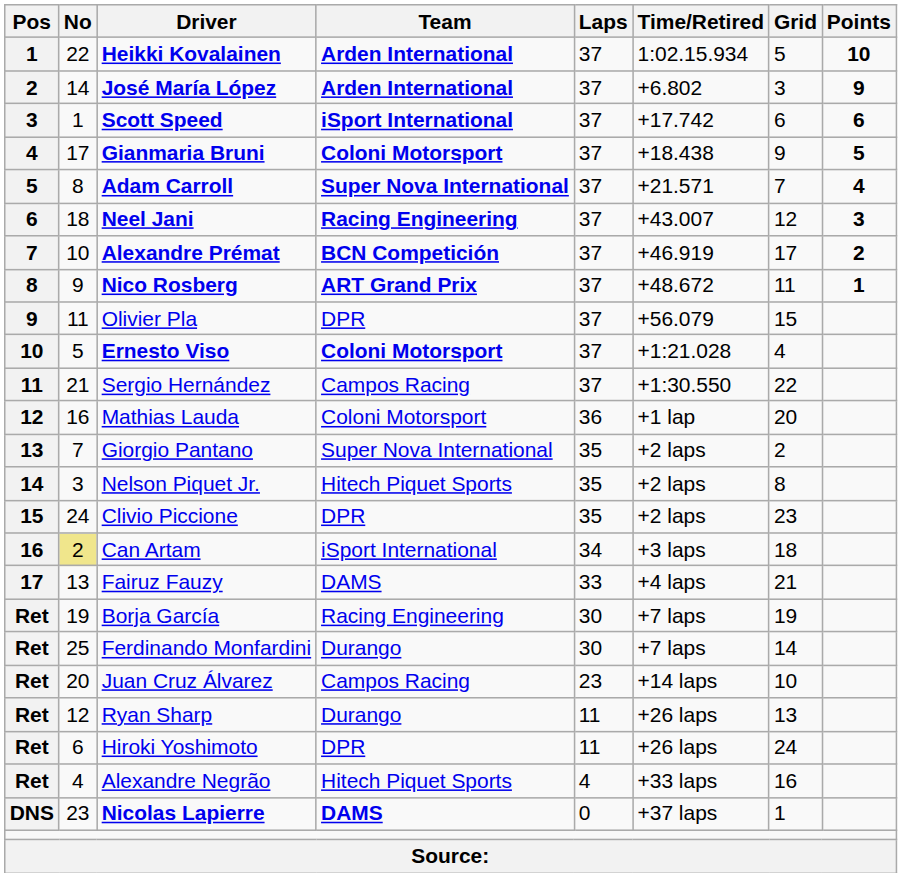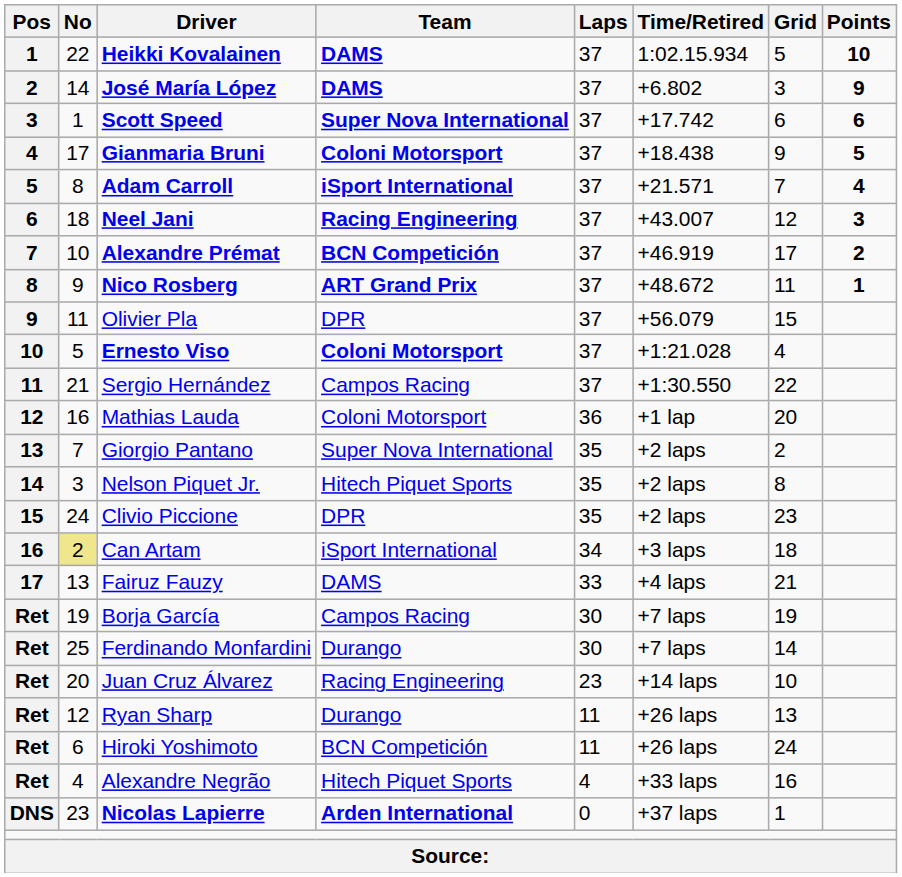(417, 54) Arden International -> (352, 54) DAMS
(417, 87) Arden International -> (352, 87) DAMS
(417, 120) iSport International -> (445, 120) Super Nova International
(445, 186) Super Nova International -> (417, 186) iSport International
(412, 615) Racing Engineering -> (396, 615) Campos Racing
(396, 681) Campos Racing -> (412, 681) Racing Engineering
(343, 747) DPR -> (404, 747) BCN Competición
(352, 813) DAMS -> (417, 813) Arden International
